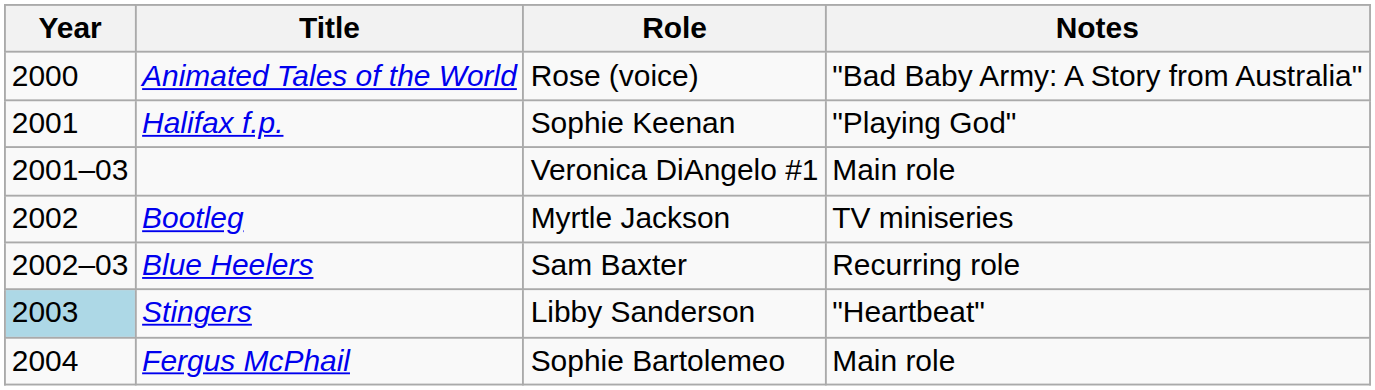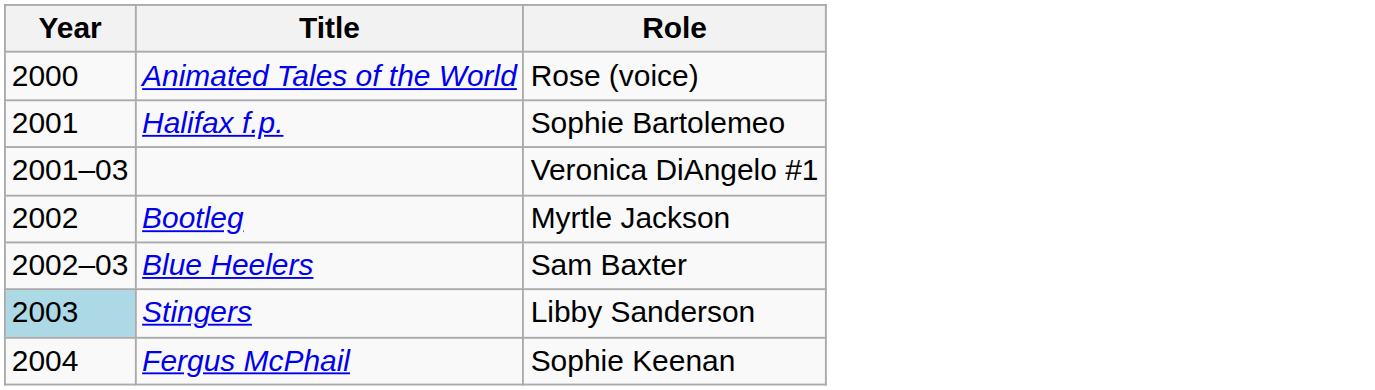- column: (1097, 28)
(633, 123) Sophie Keenan -> (658, 123) Sophie Bartolemeo
(658, 360) Sophie Bartolemeo -> (633, 360) Sophie Keenan
